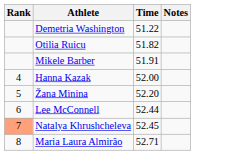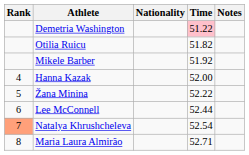+ column: (160, 12)
(147, 28) no background -> (201, 28) pink background
(147, 61) 51.91 -> (201, 61) 51.92
(147, 93) 52.20 -> (201, 93) 52.22
(147, 126) 52.45 -> (201, 126) 52.54
